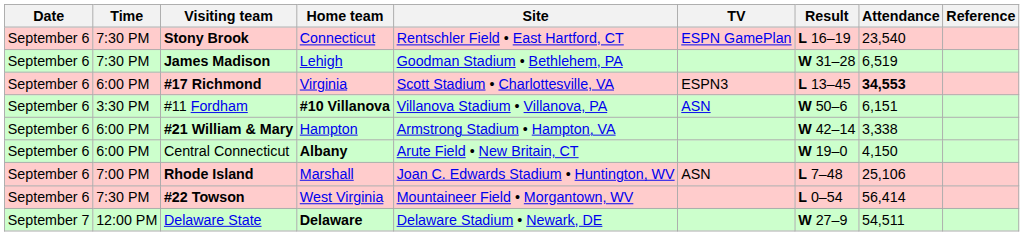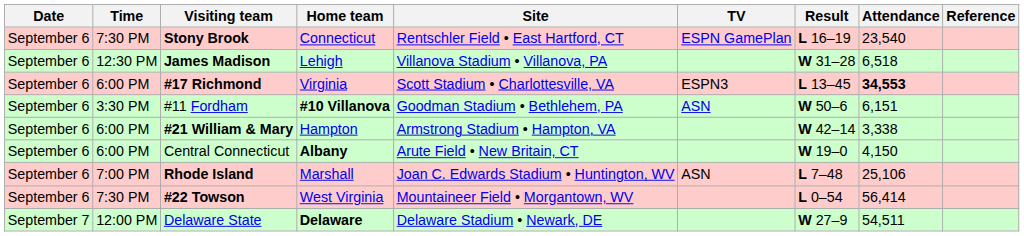(123, 61) 7:30 PM -> (127, 61) 12:30 PM
(510, 61) Goodman Stadium • Bethlehem, PA -> (502, 61) Villanova Stadium • Villanova, PA
(880, 61) 6,519 -> (880, 61) 6,518
(502, 106) Villanova Stadium • Villanova, PA -> (510, 106) Goodman Stadium • Bethlehem, PA
